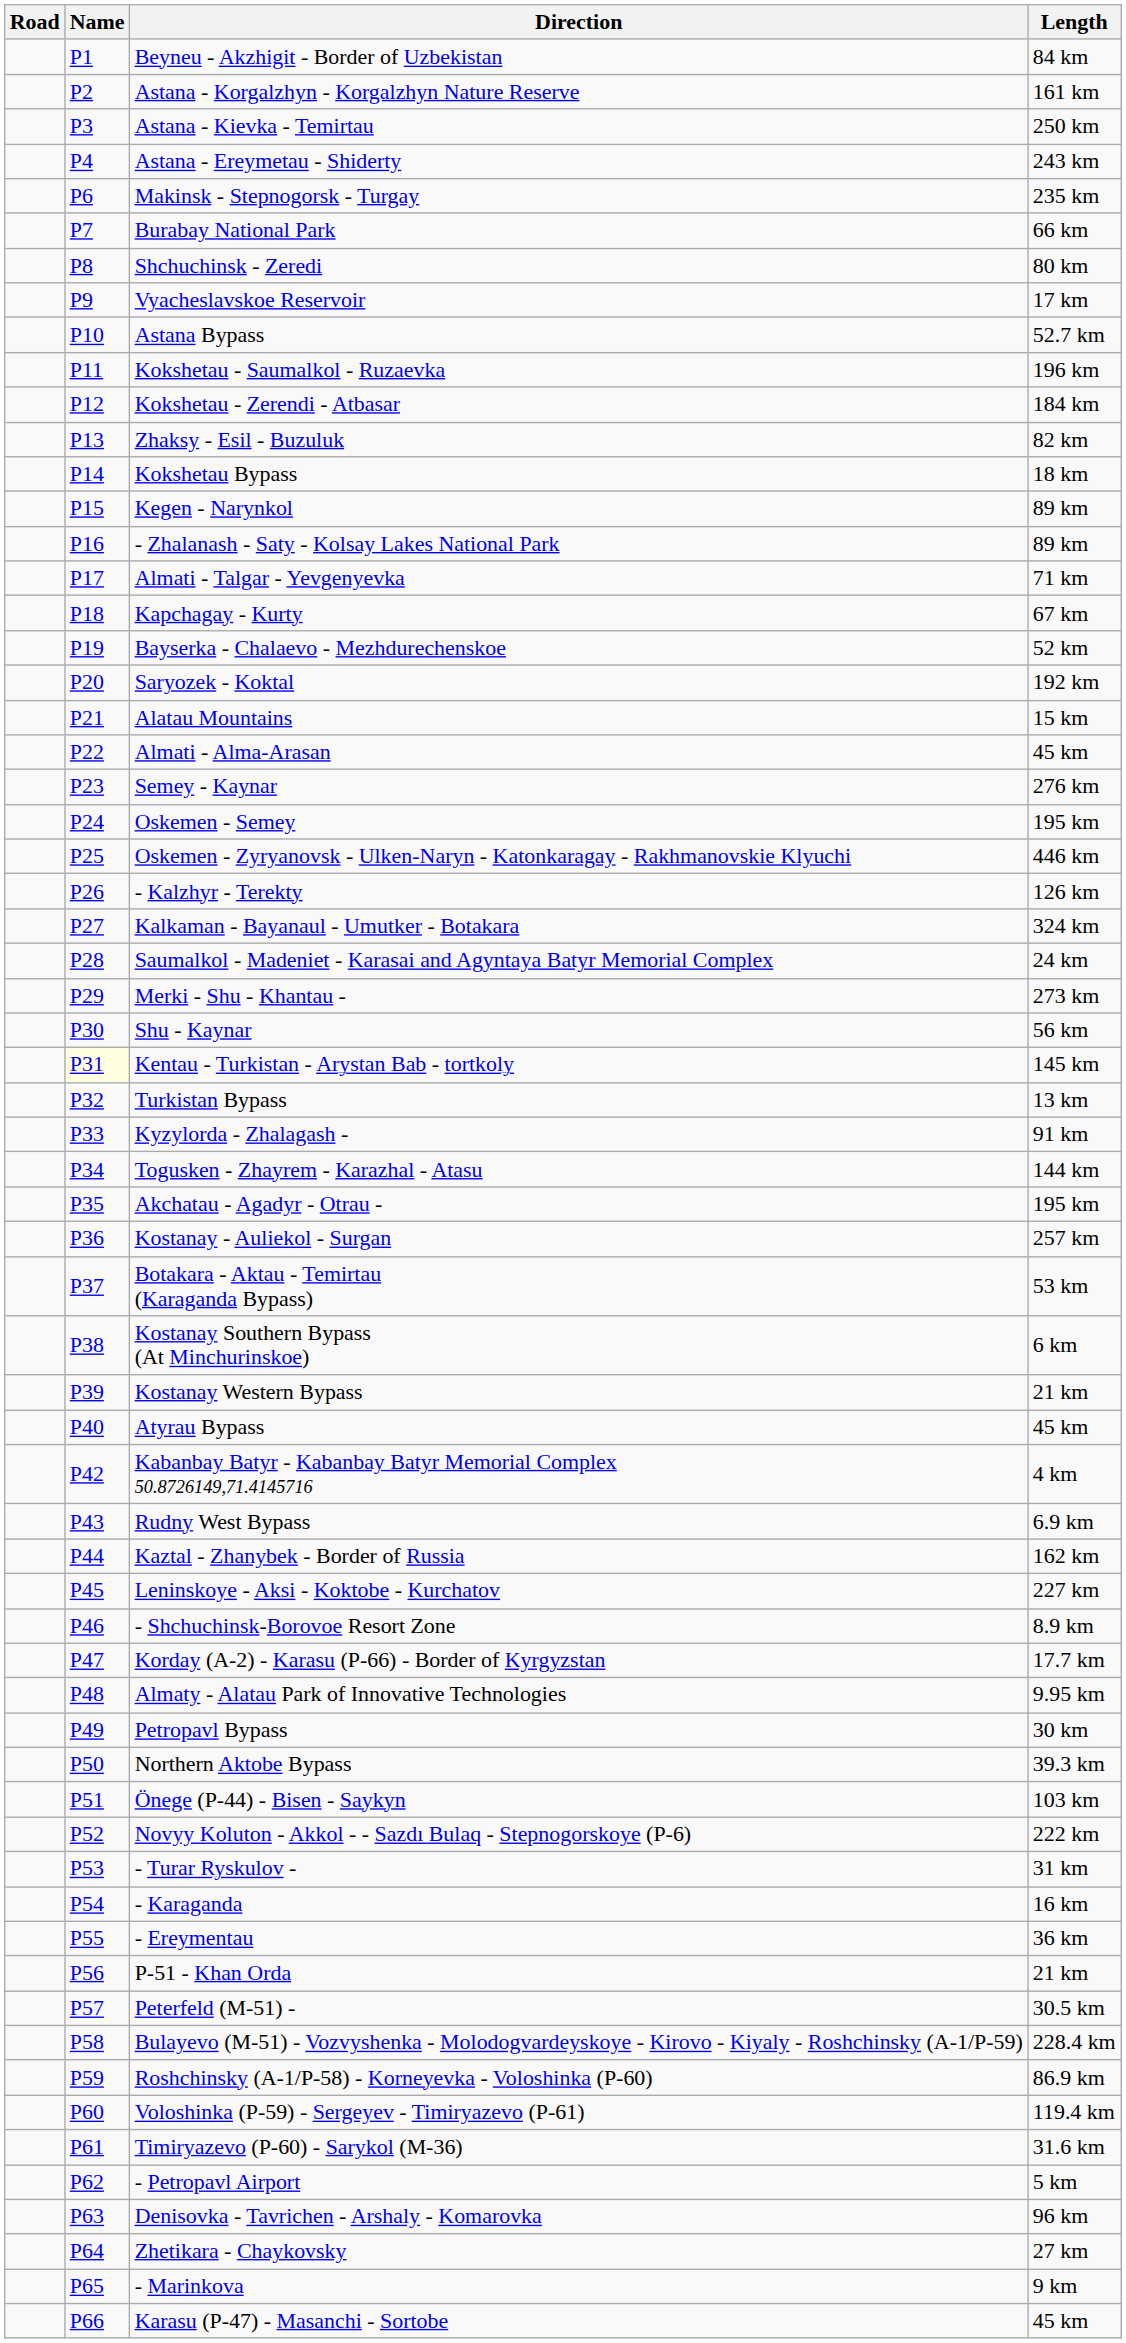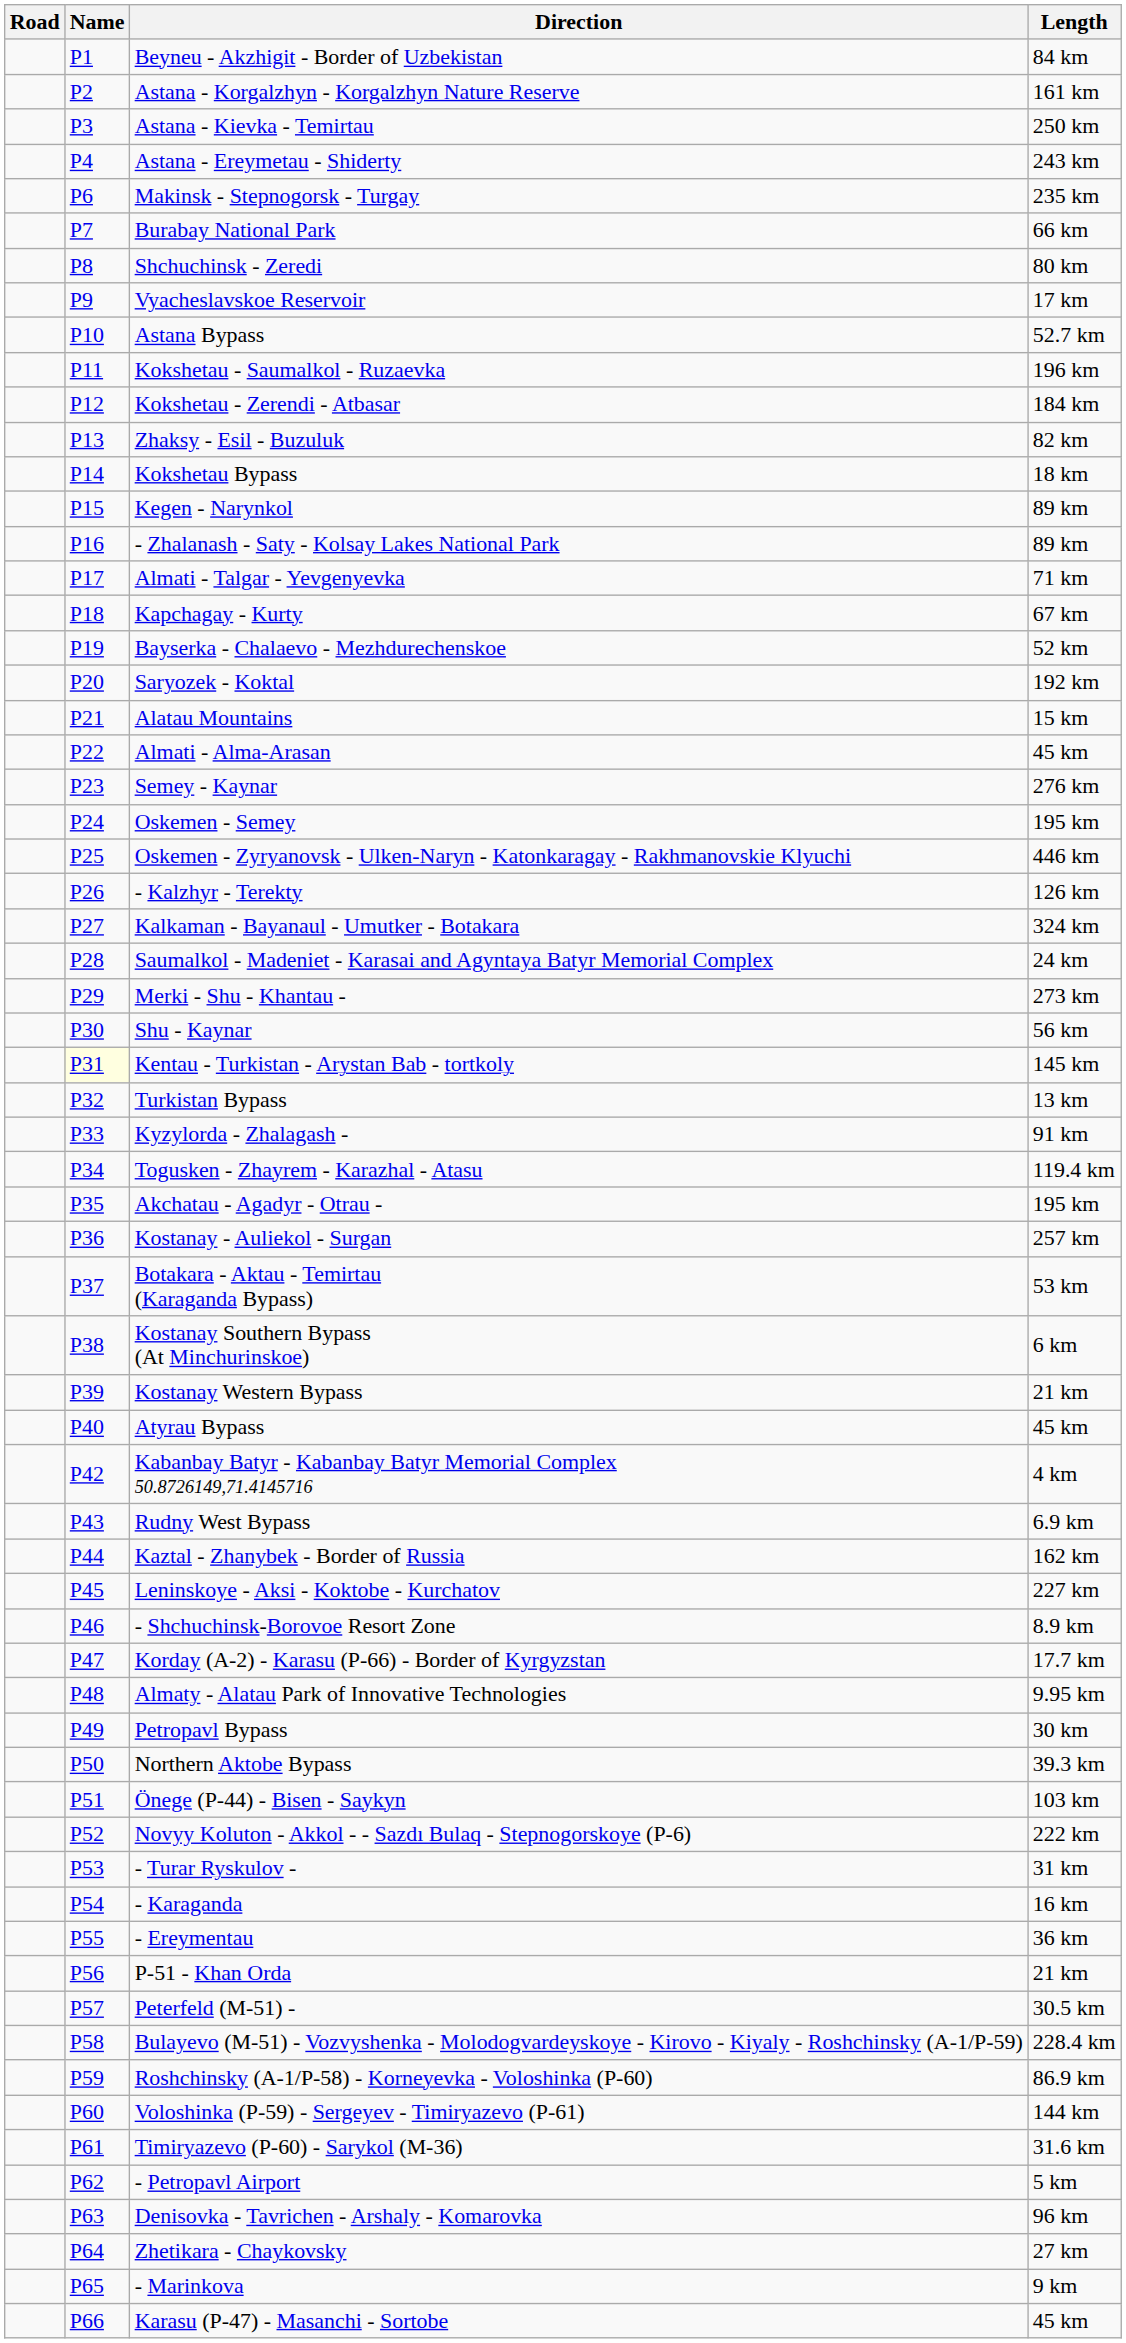(1066, 1169) 144 km -> (1074, 1169) 119.4 km
(1074, 2112) 119.4 km -> (1066, 2112) 144 km
